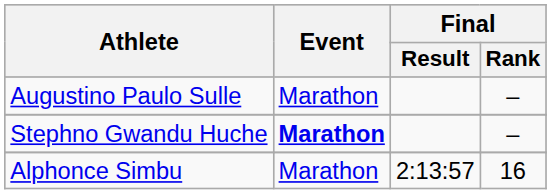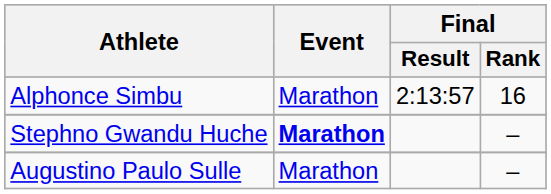rows swapped: (96, 171) <-> (126, 96)
